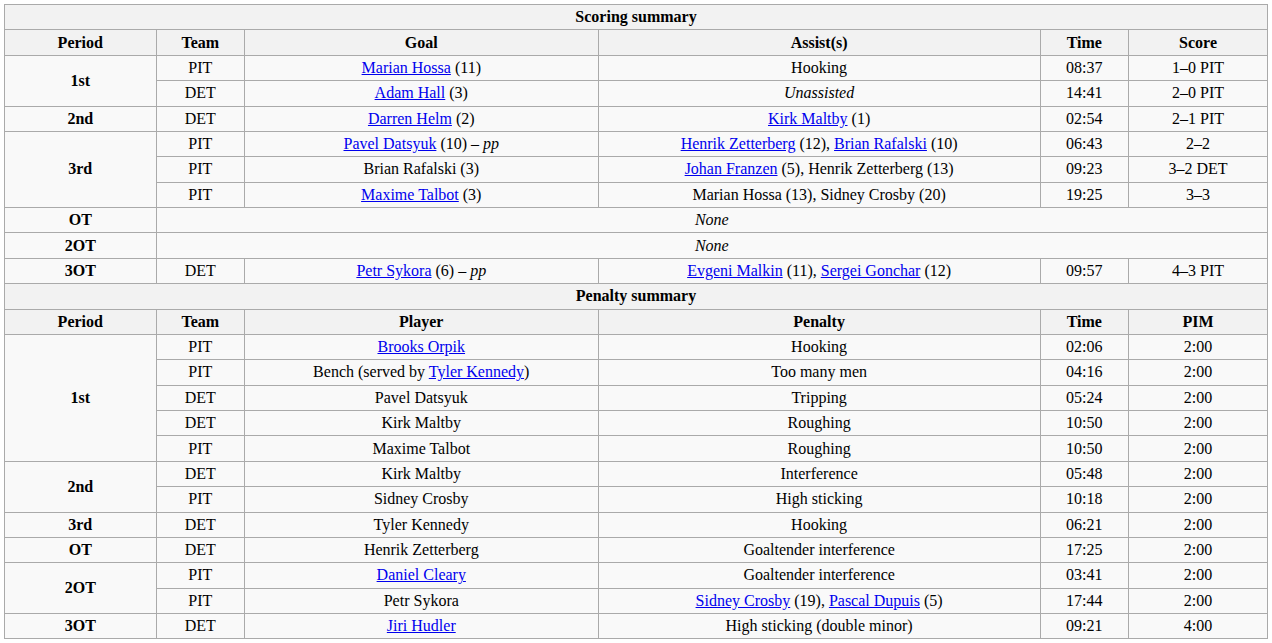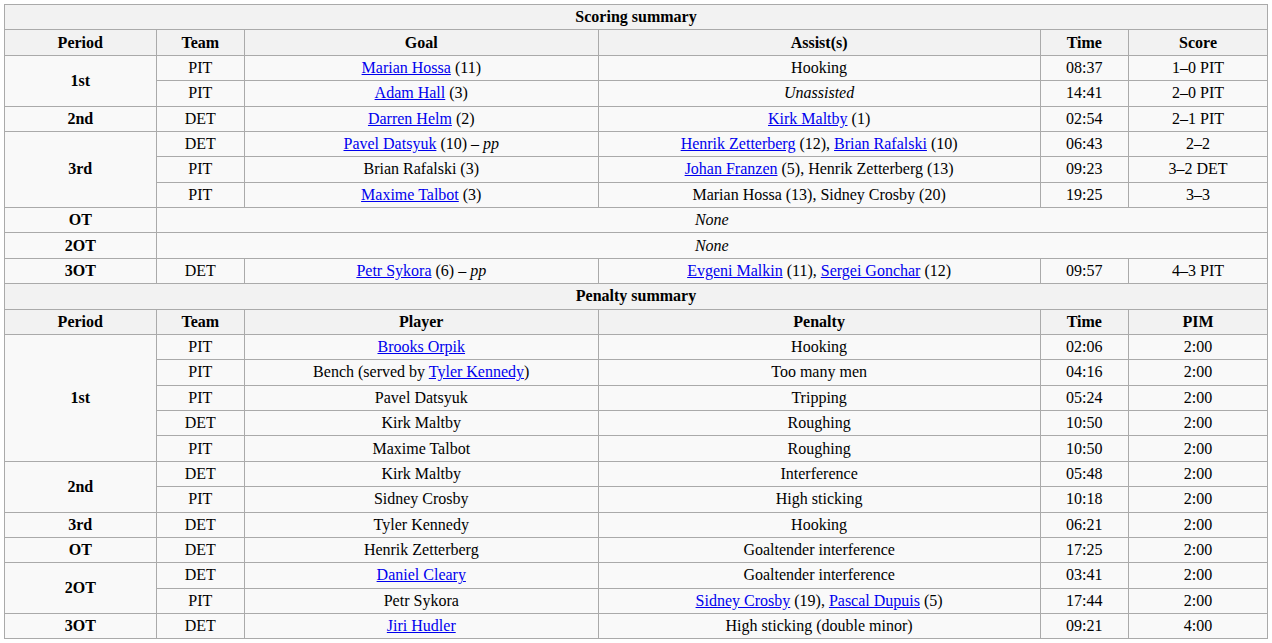(200, 93) DET -> (200, 93) PIT
(200, 144) PIT -> (200, 144) DET
(200, 397) DET -> (200, 397) PIT
(200, 575) PIT -> (200, 575) DET
